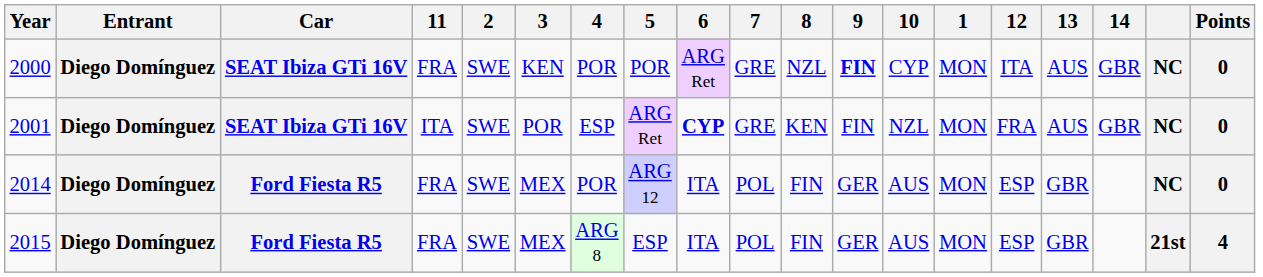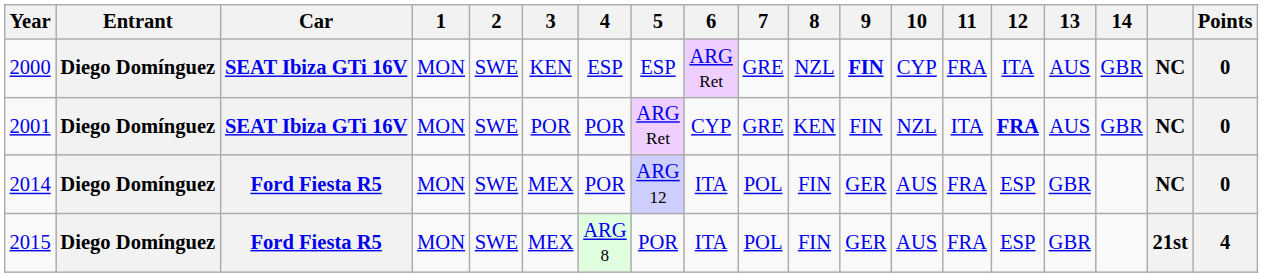columns swapped: (963, 21) <-> (437, 21)
(597, 67) POR -> (605, 67) ESP
(650, 67) POR -> (658, 67) ESP
(597, 126) ESP -> (605, 126) POR
(703, 126) bold -> (711, 126) normal
(1017, 126) normal -> (1018, 126) bold
(650, 242) ESP -> (658, 242) POR
